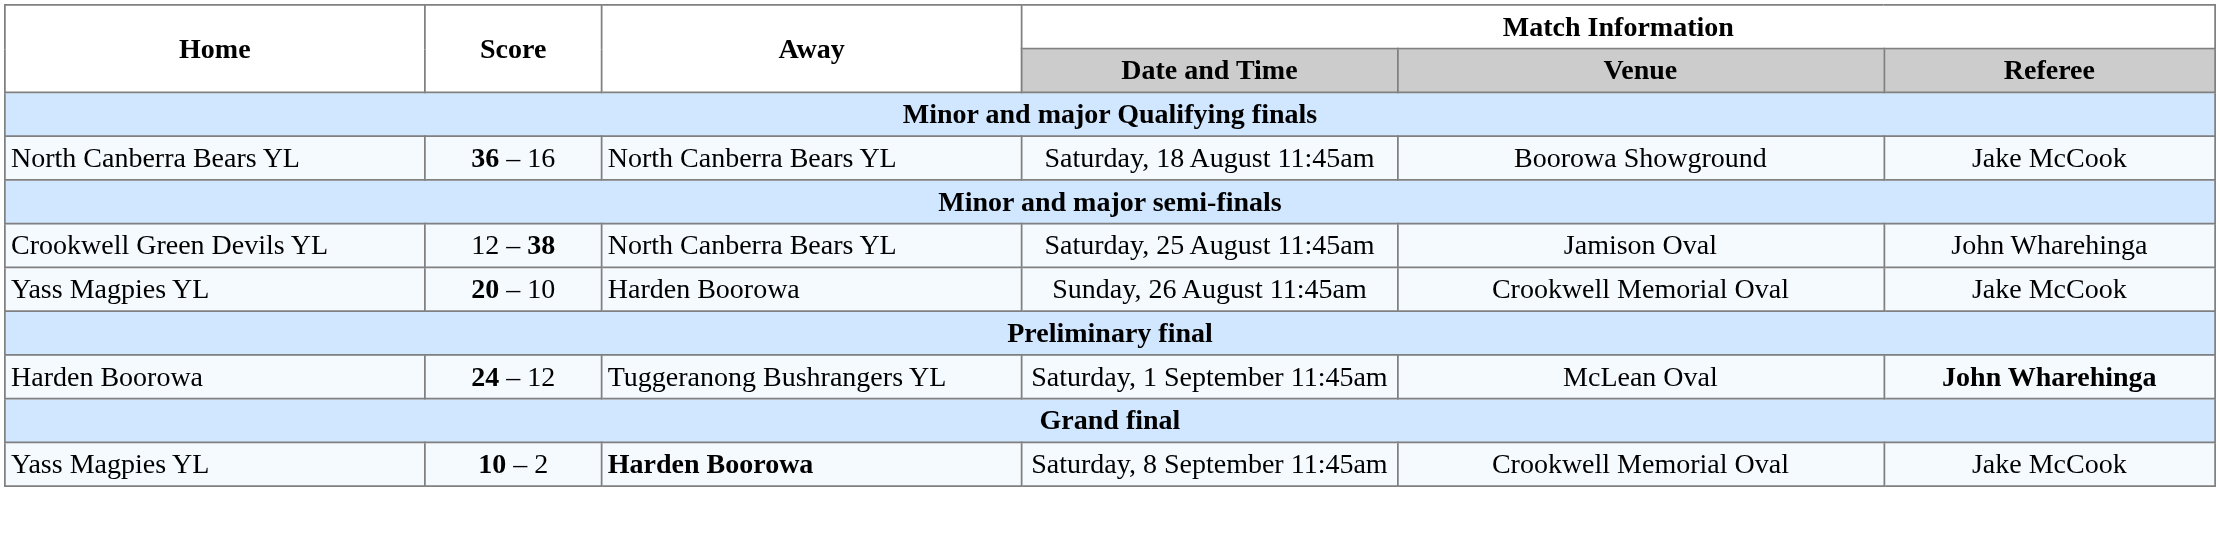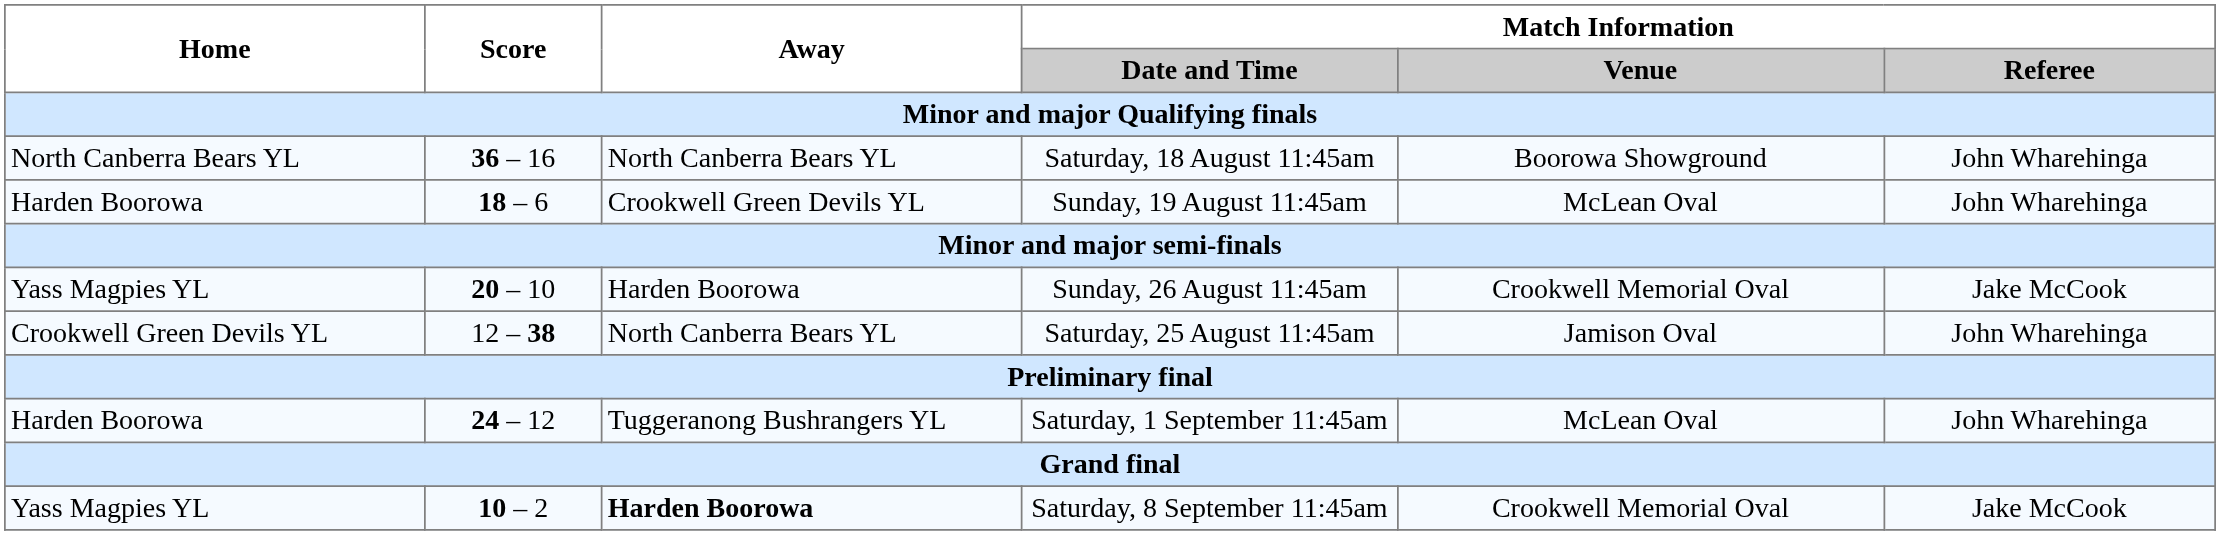(2049, 157) Jake McCook -> (2049, 157) John Wharehinga
+ row: (1209, 201)
rows swapped: (1209, 245) <-> (1209, 288)
(2049, 376) bold -> (2049, 420) normal
